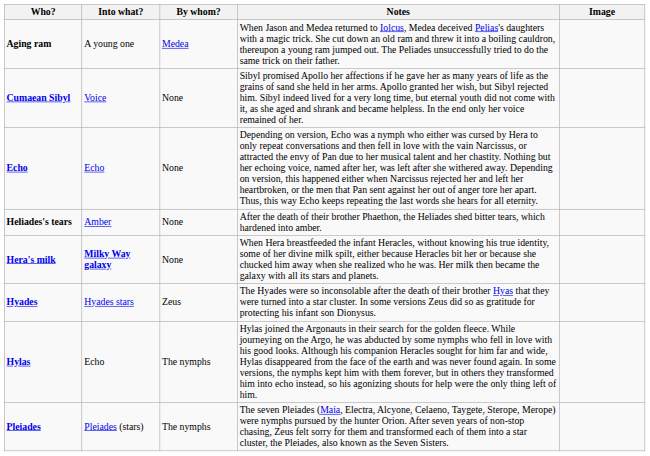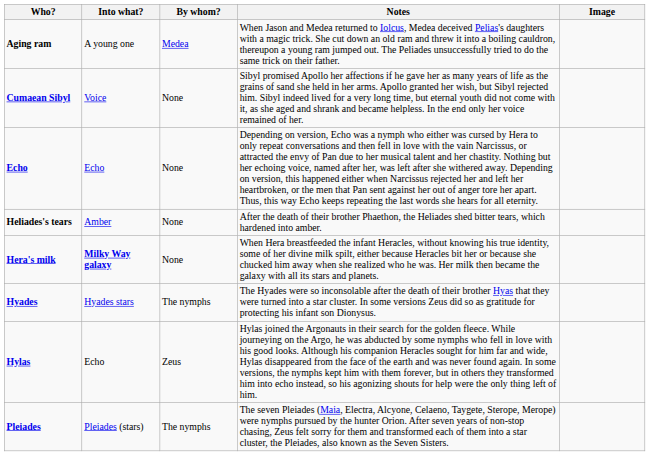(171, 302) Zeus -> (186, 302) The nymphs
(186, 362) The nymphs -> (171, 362) Zeus
